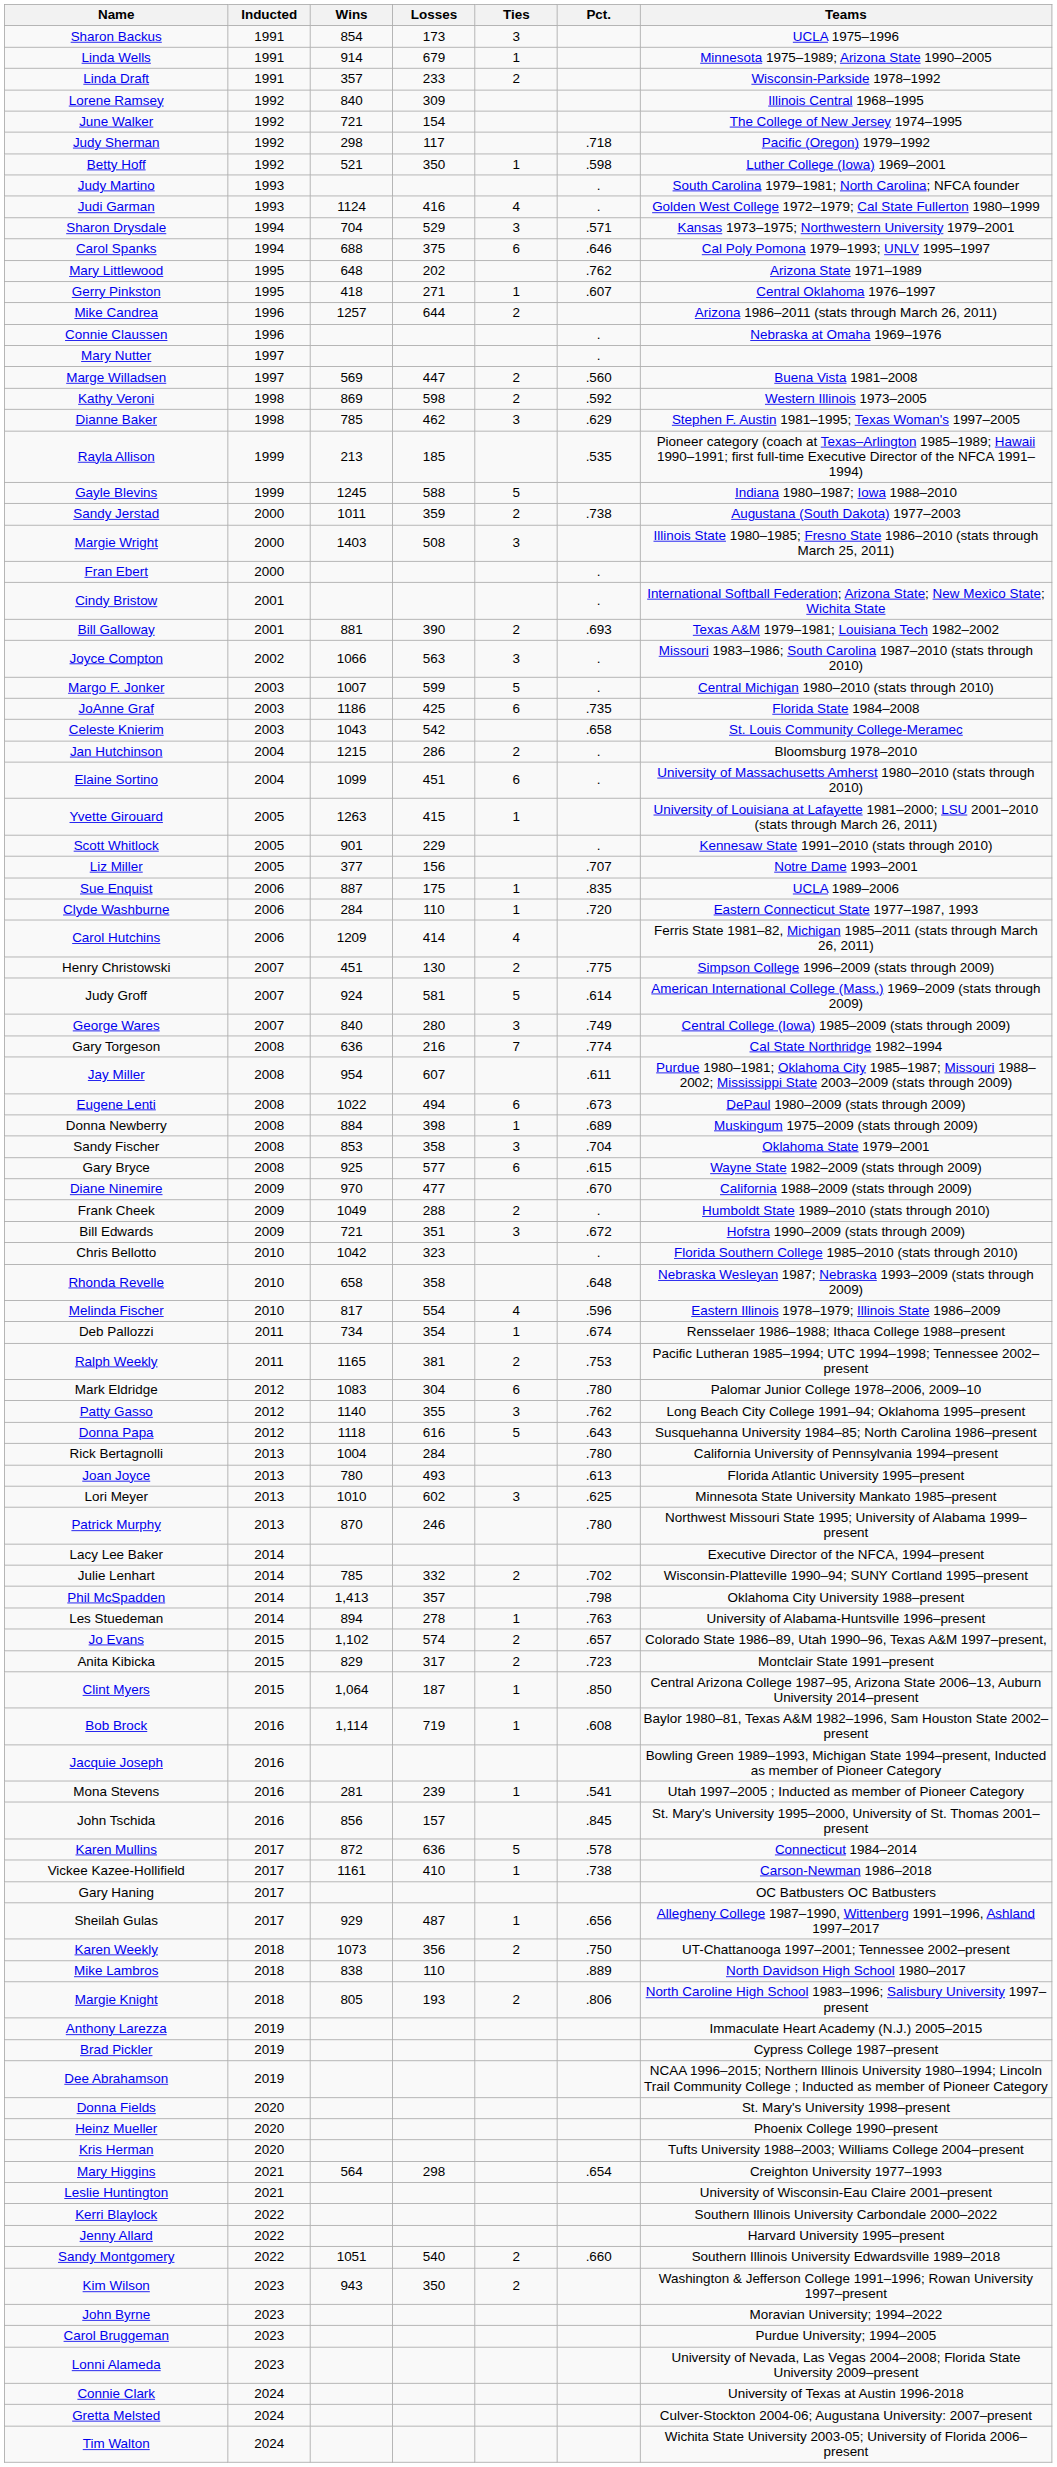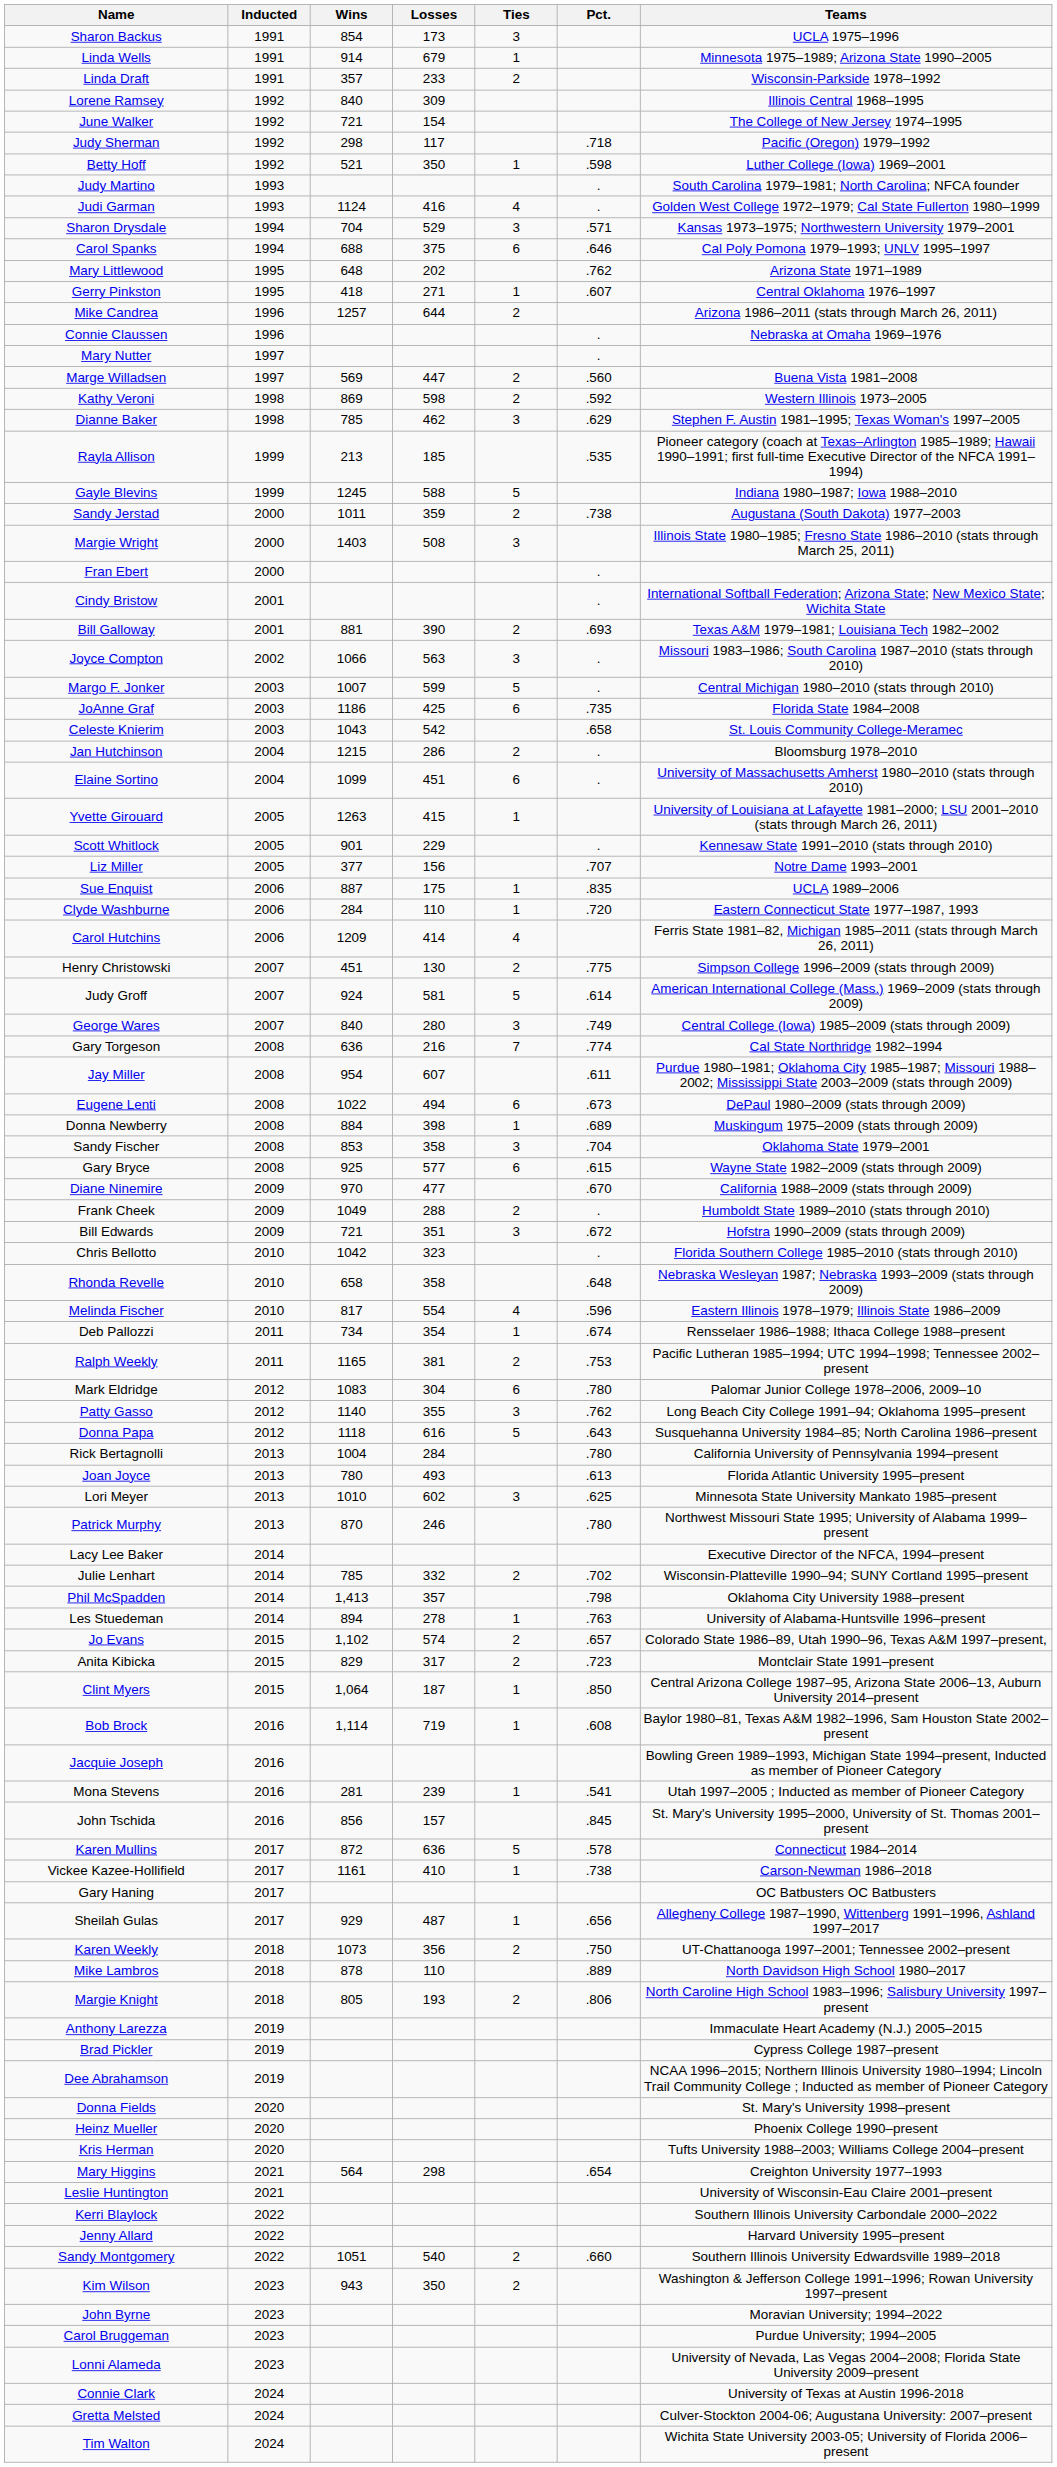(352, 1971) 838 -> (352, 1971) 878
